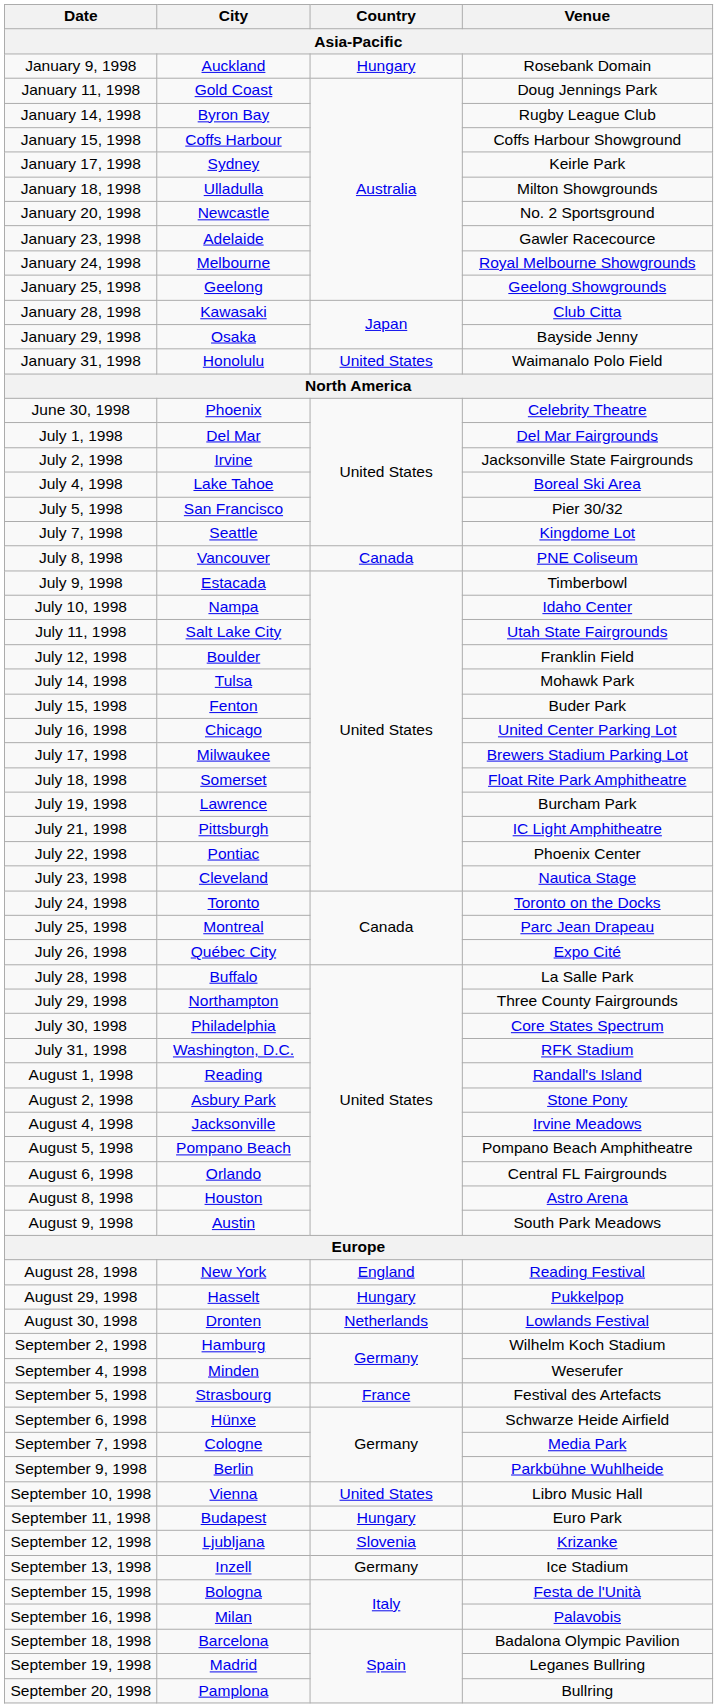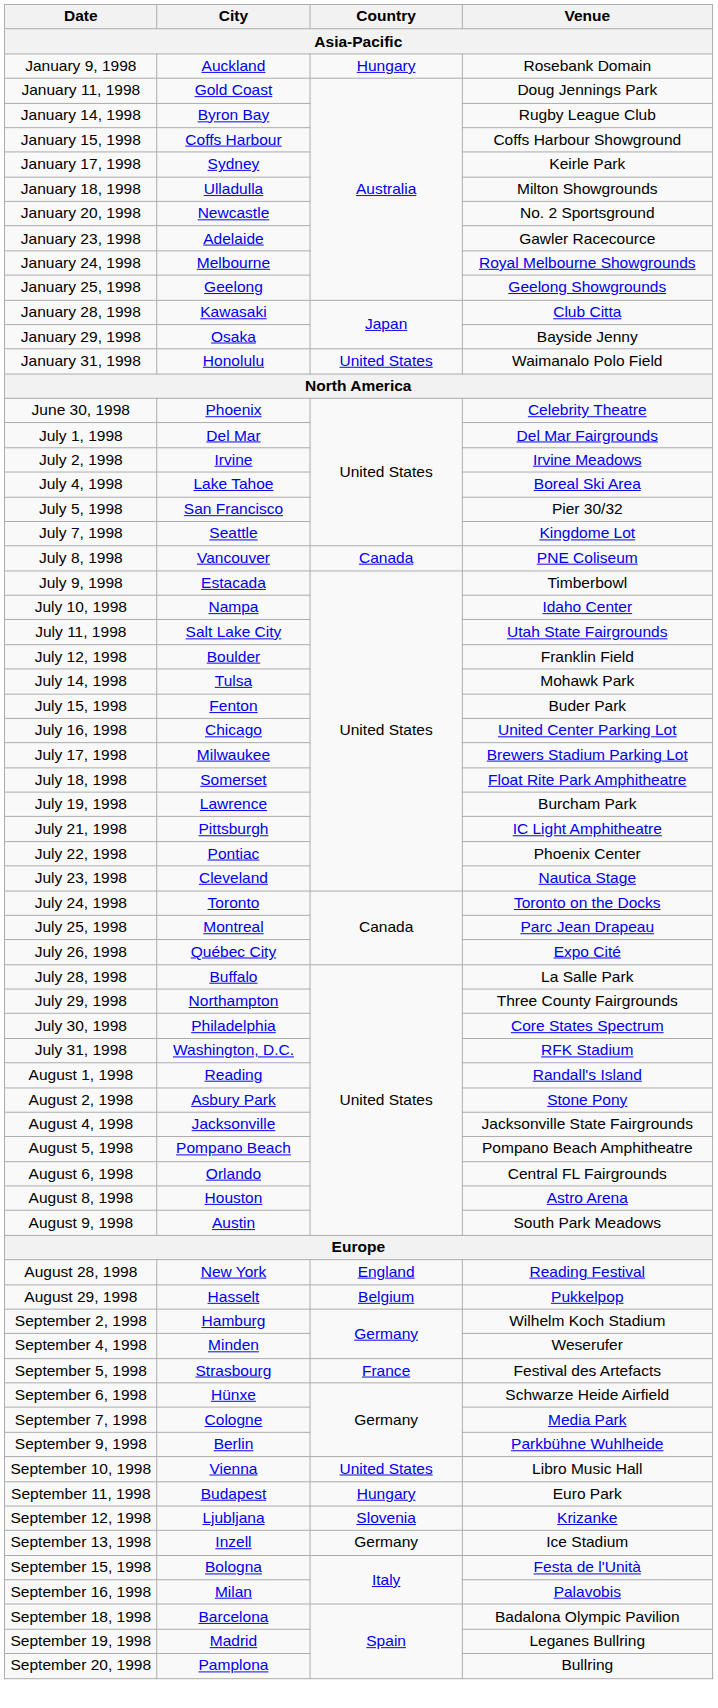(587, 459) Jacksonville State Fairgrounds -> (587, 459) Irvine Meadows
(587, 1124) Irvine Meadows -> (587, 1124) Jacksonville State Fairgrounds
(386, 1296) Hungary -> (386, 1296) Belgium
- row: (81, 1321)
